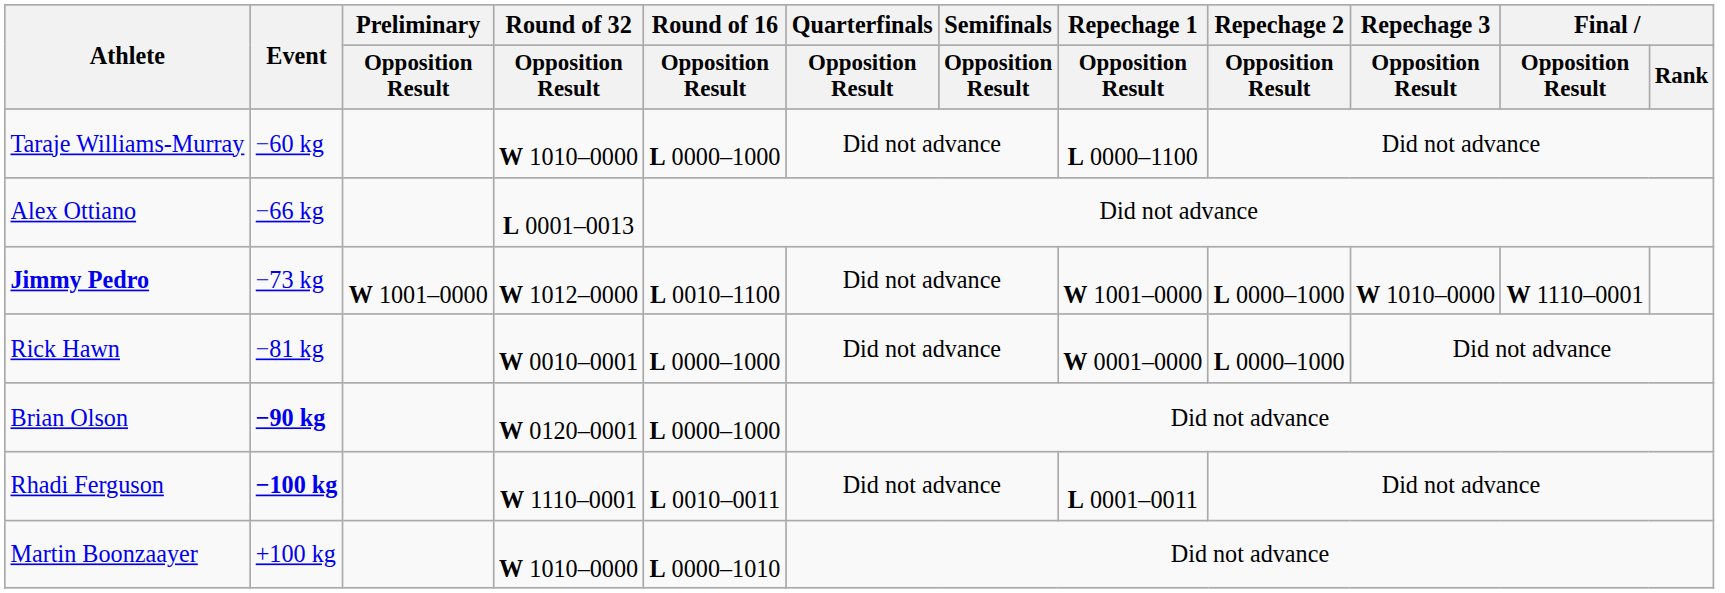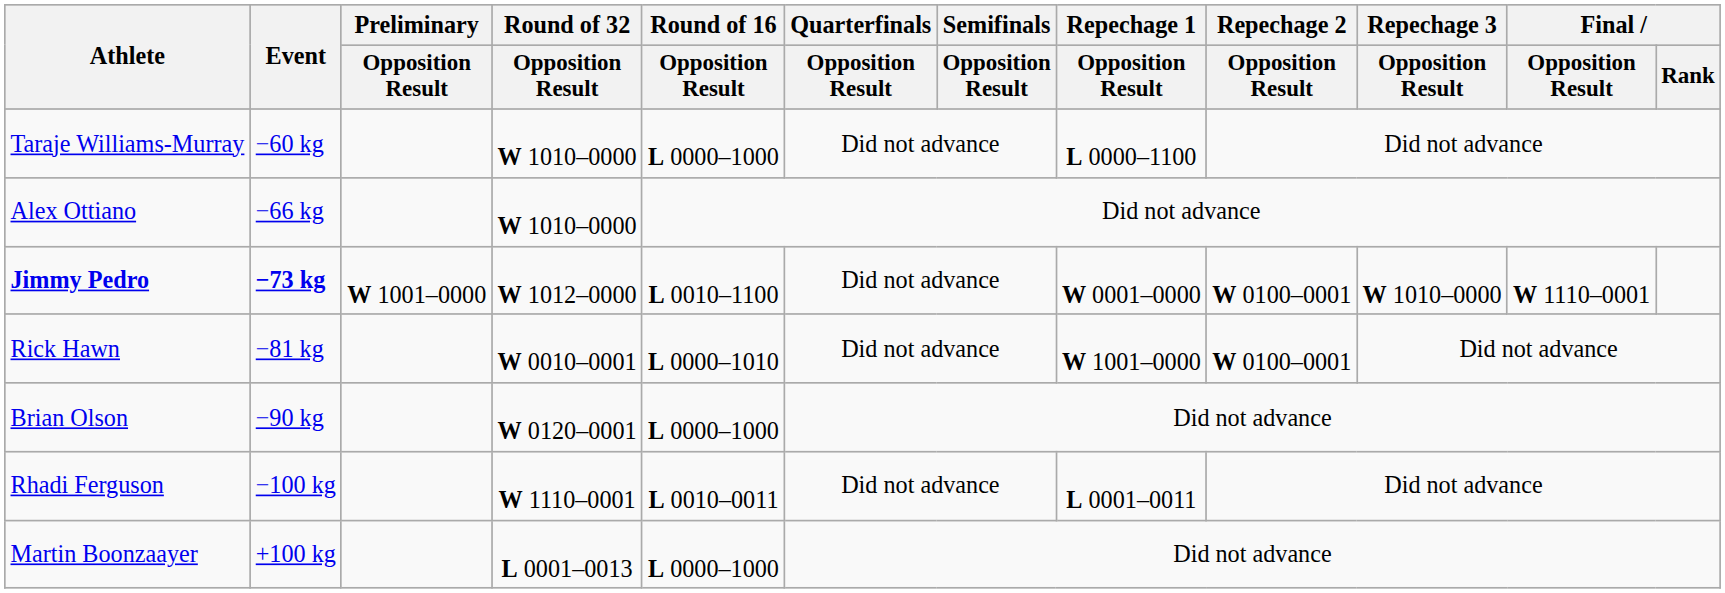(569, 226) L 0001–0013 -> (567, 226) W 1010–0000
(290, 280) normal -> (291, 280) bold
(1133, 294) W 1001–0000 -> (1131, 294) W 0001–0000
(1279, 294) L 0000–1000 -> (1282, 294) W 0100–0001
(715, 363) L 0000–1000 -> (713, 363) L 0000–1010
(1133, 363) W 0001–0000 -> (1131, 363) W 1001–0000
(1279, 363) L 0000–1000 -> (1282, 363) W 0100–0001
(291, 417) bold -> (290, 417) normal
(297, 485) bold -> (296, 485) normal
(569, 568) W 1010–0000 -> (567, 568) L 0001–0013
(715, 568) L 0000–1010 -> (713, 568) L 0000–1000
